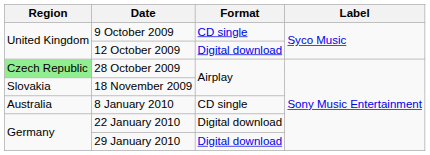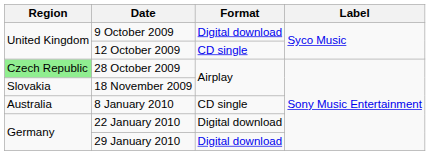(223, 31) CD single -> (240, 31) Digital download
(240, 50) Digital download -> (223, 50) CD single
